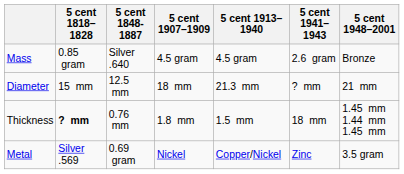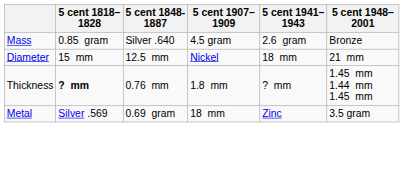- column: (251, 24)
(174, 86) 18 mm -> (204, 57) Nickel
(306, 86) ? mm -> (279, 57) 18 mm
(309, 120) 18 mm -> (277, 85) ? mm
(171, 154) Nickel -> (208, 113) 18 mm
